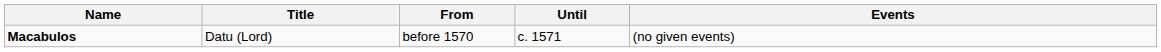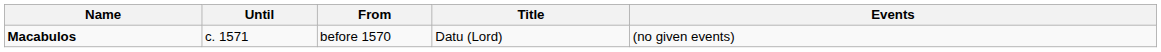columns swapped: (301, 15) <-> (572, 15)
